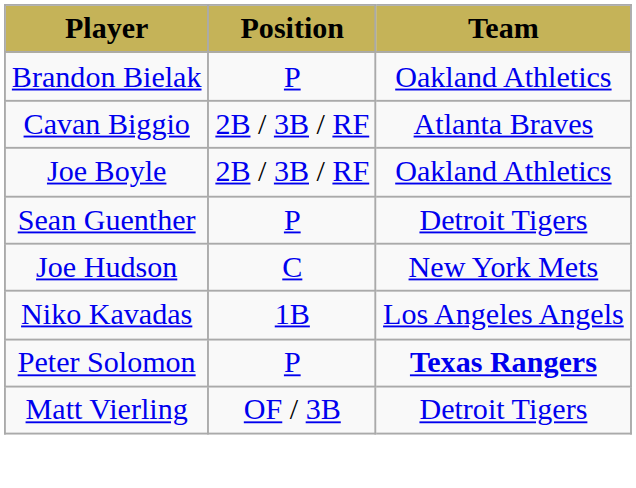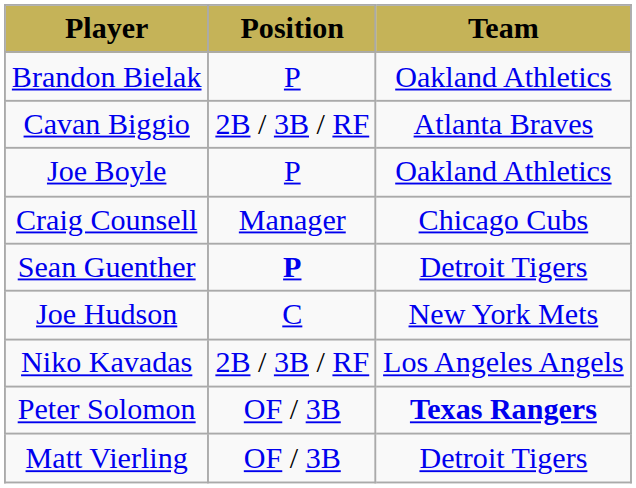(292, 171) 2B / 3B / RF -> (292, 171) P
+ row: (107, 219)
(292, 219) normal -> (292, 266) bold
(292, 314) 1B -> (292, 362) 2B / 3B / RF
(292, 362) P -> (292, 409) OF / 3B
